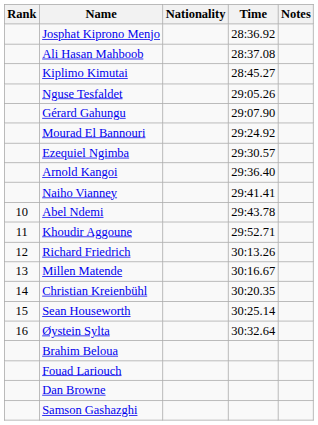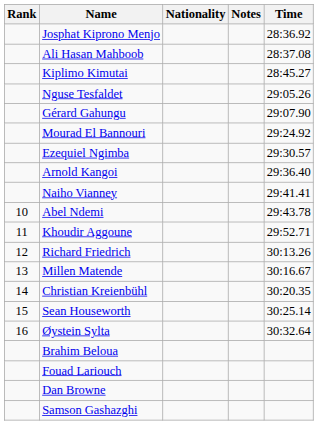columns swapped: (253, 14) <-> (296, 14)
